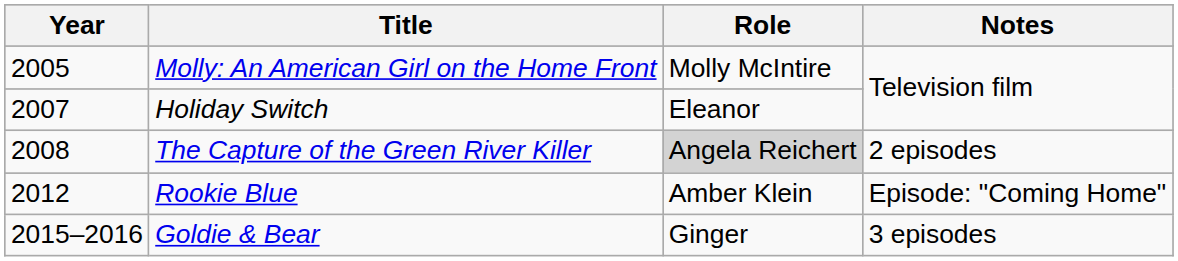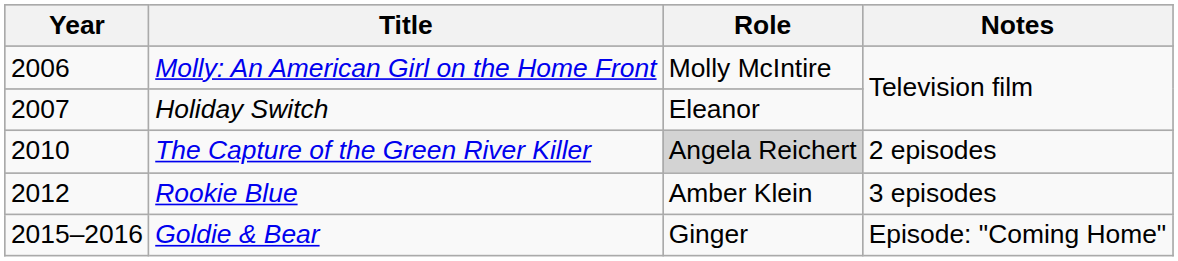(40, 67) 2005 -> (40, 67) 2006
(40, 151) 2008 -> (40, 151) 2010
(1017, 192) Episode: "Coming Home" -> (933, 192) 3 episodes
(933, 234) 3 episodes -> (1017, 234) Episode: "Coming Home"
